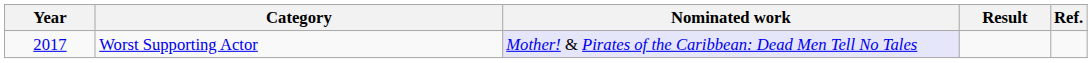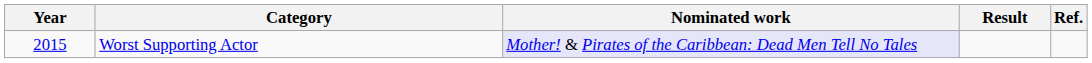(50, 44) 2017 -> (50, 44) 2015
